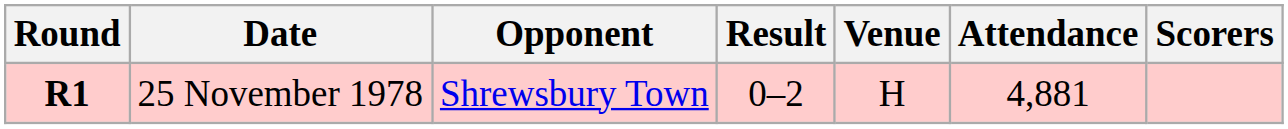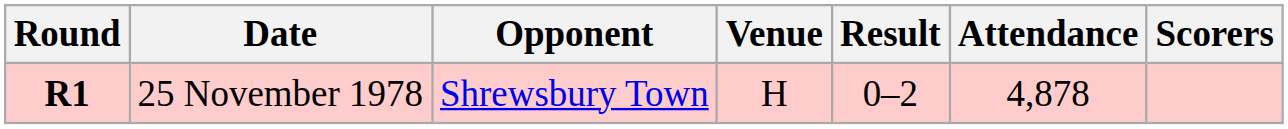columns swapped: (892, 33) <-> (776, 33)
(1048, 92) 4,881 -> (1048, 92) 4,878
